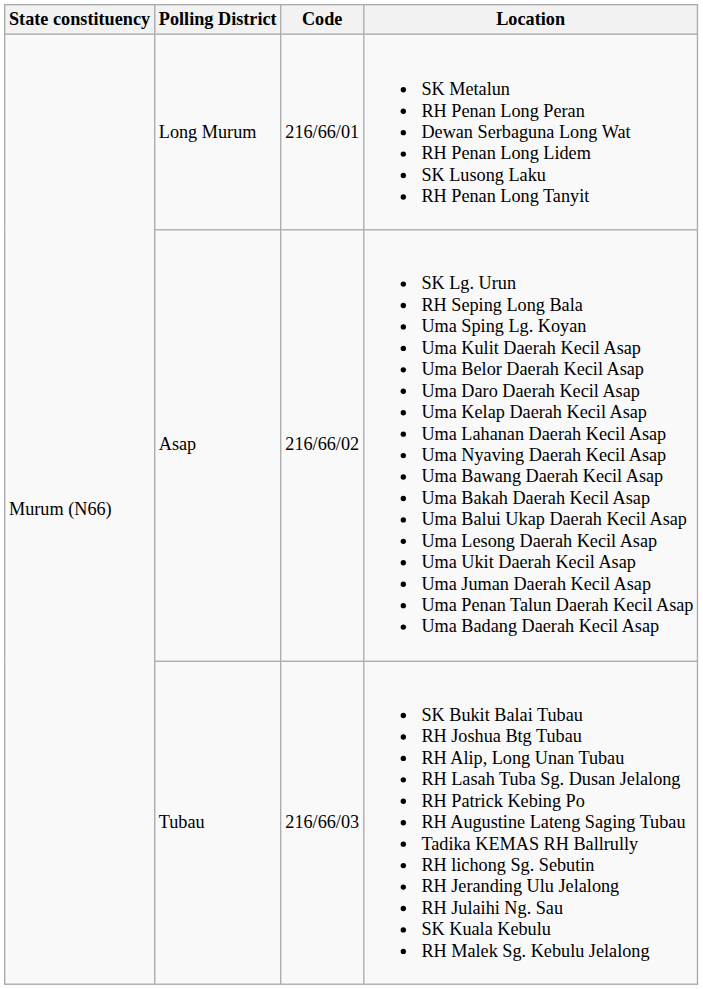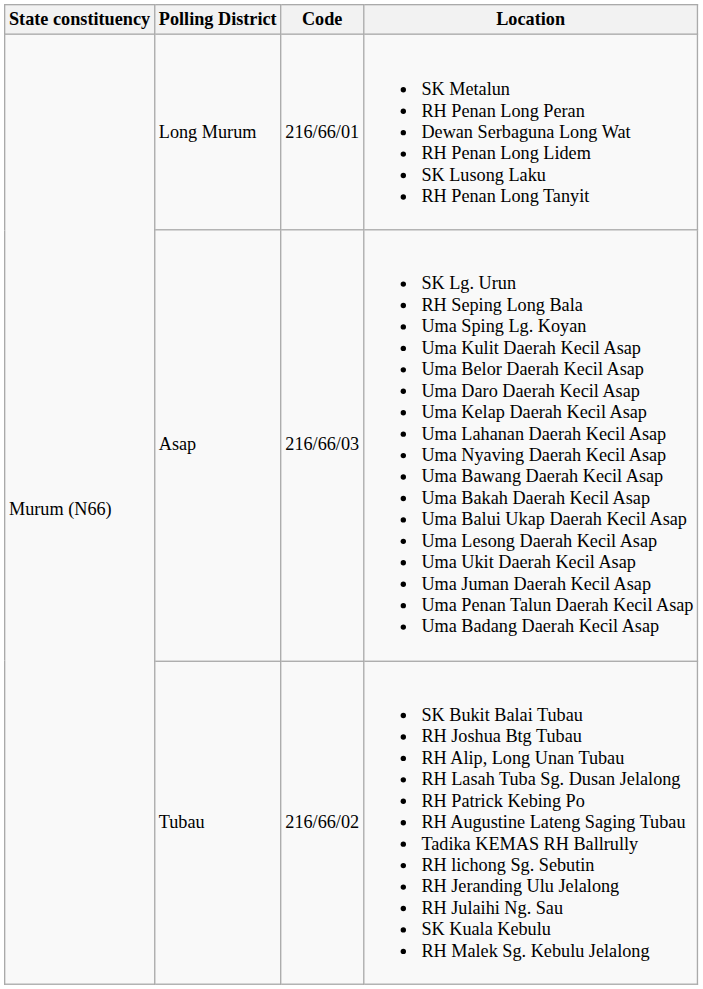(322, 444) 216/66/02 -> (322, 444) 216/66/03
(322, 822) 216/66/03 -> (322, 822) 216/66/02
